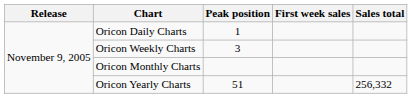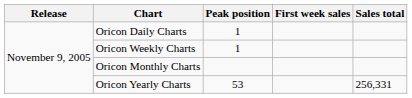(238, 48) 3 -> (238, 48) 1
(238, 84) 51 -> (238, 84) 53
(374, 84) 256,332 -> (374, 84) 256,331
